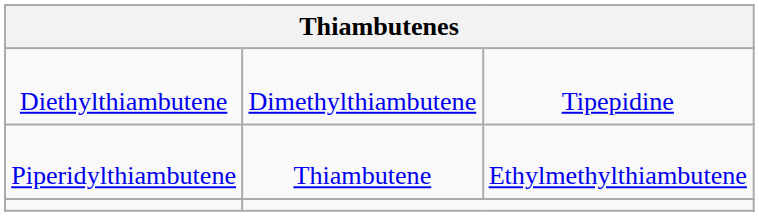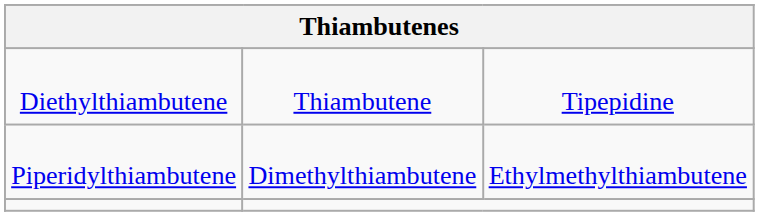(362, 101) Dimethylthiambutene -> (362, 101) Thiambutene
(362, 176) Thiambutene -> (362, 176) Dimethylthiambutene
